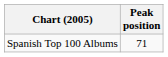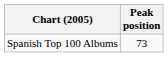(142, 43) 71 -> (142, 43) 73
